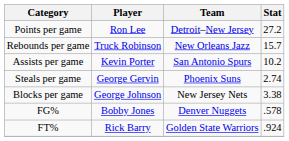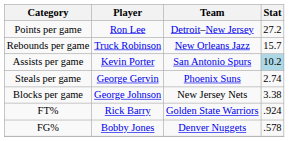(272, 62) no background -> (272, 62) lightblue background
rows swapped: (48, 111) <-> (48, 128)
